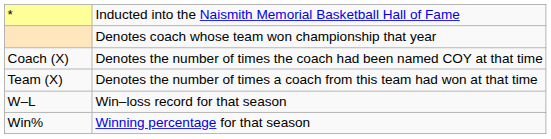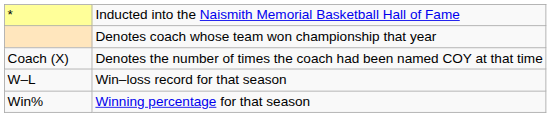- row: (35, 79)
